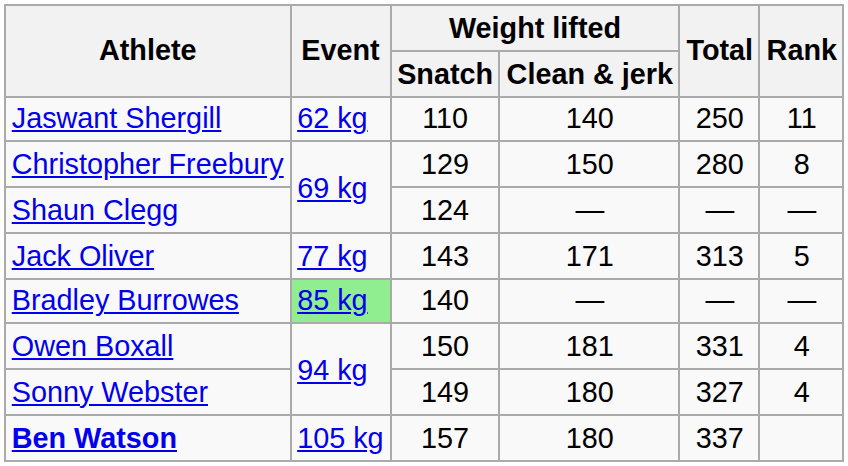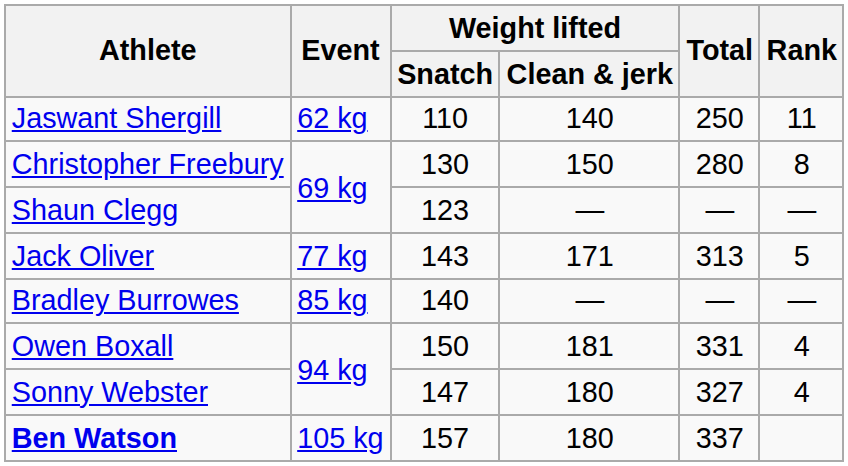(445, 165) 129 -> (445, 165) 130
(445, 210) 124 -> (445, 210) 123
(332, 301) lightgreen background -> (332, 301) no background
(445, 392) 149 -> (445, 392) 147
